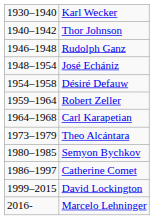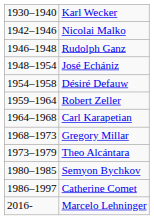- row: (92, 30)
+ row: (94, 30)
+ row: (95, 135)
- row: (102, 188)
